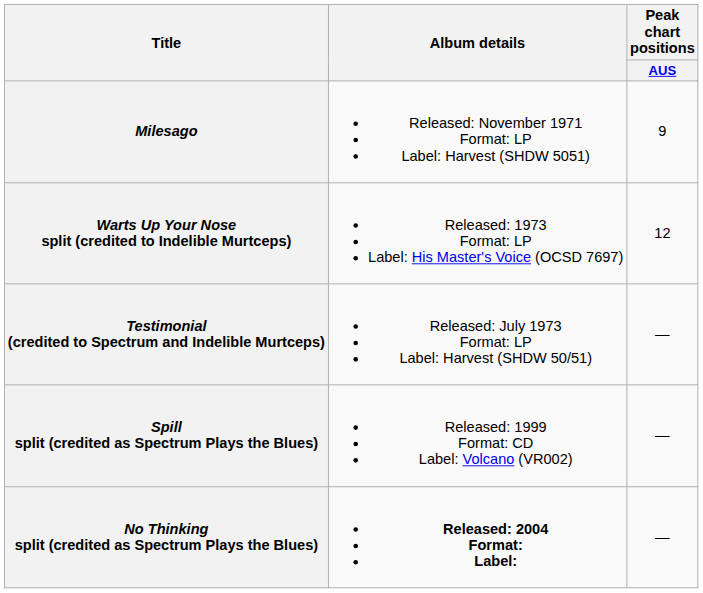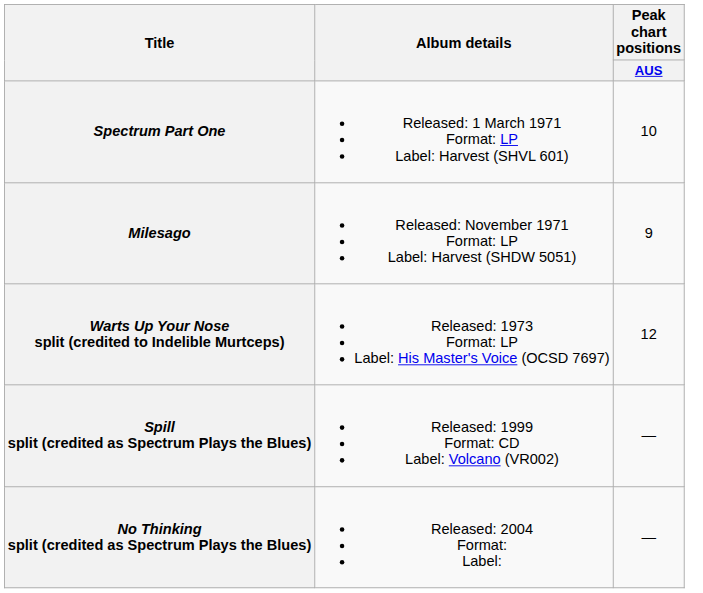+ row: (160, 131)
- row: (166, 334)
(477, 545) bold -> (464, 545) normal
